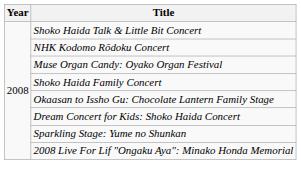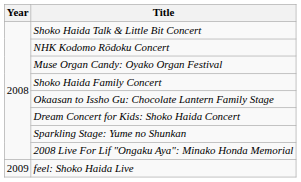+ row: (84, 168)
